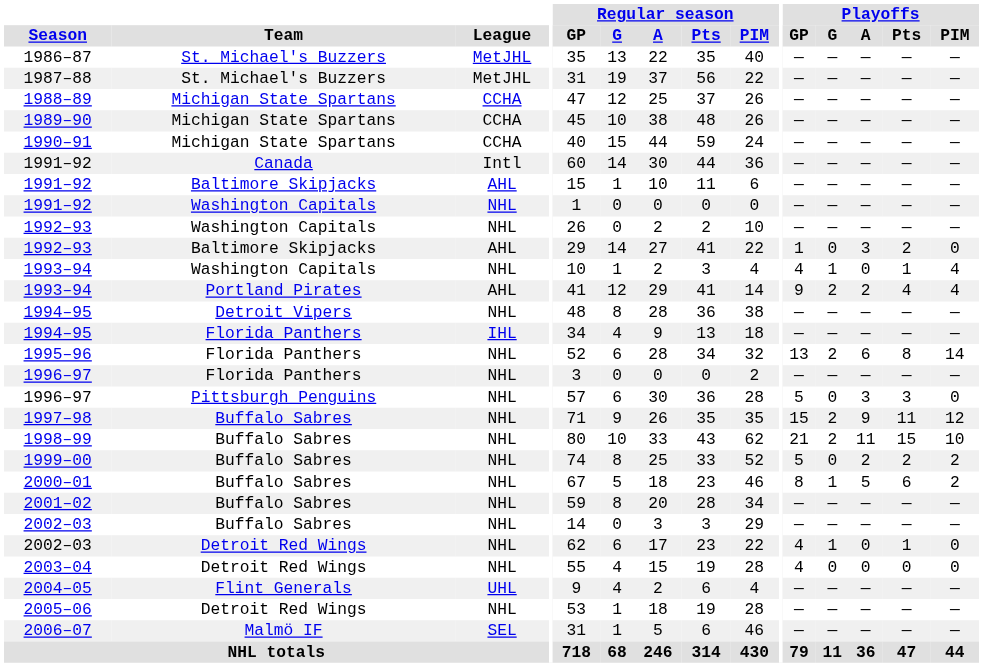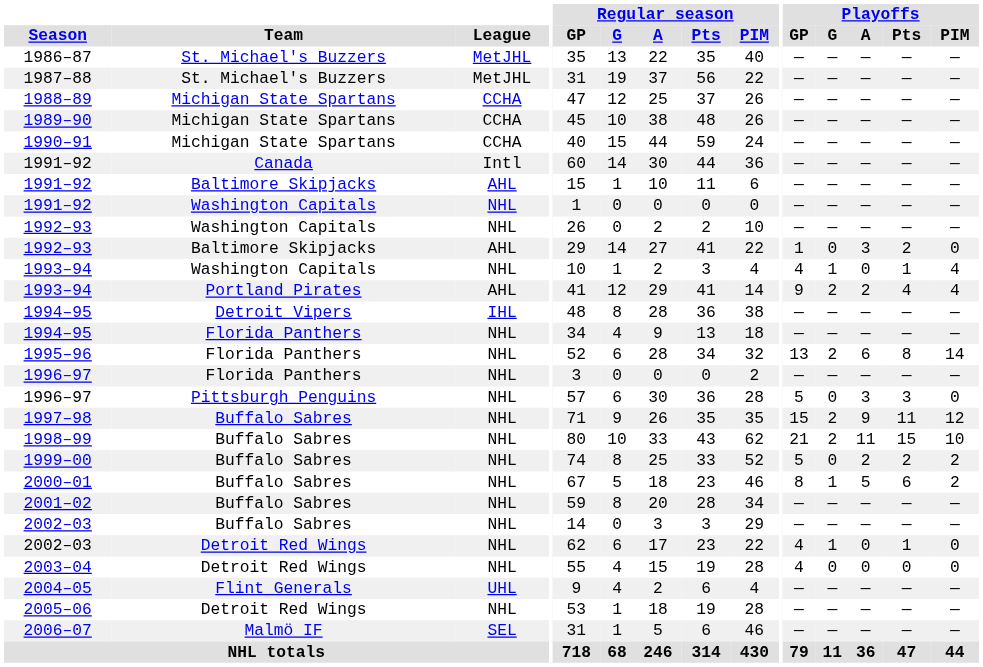(502, 312) NHL -> (502, 312) IHL
(502, 333) IHL -> (502, 333) NHL
